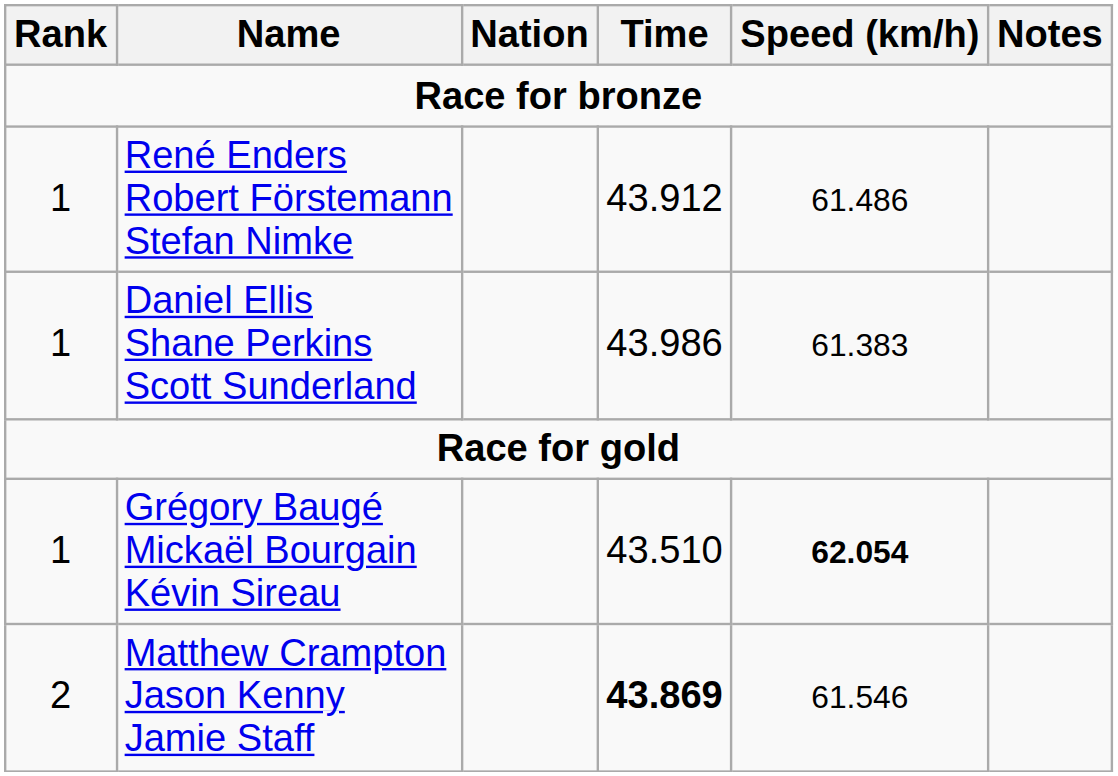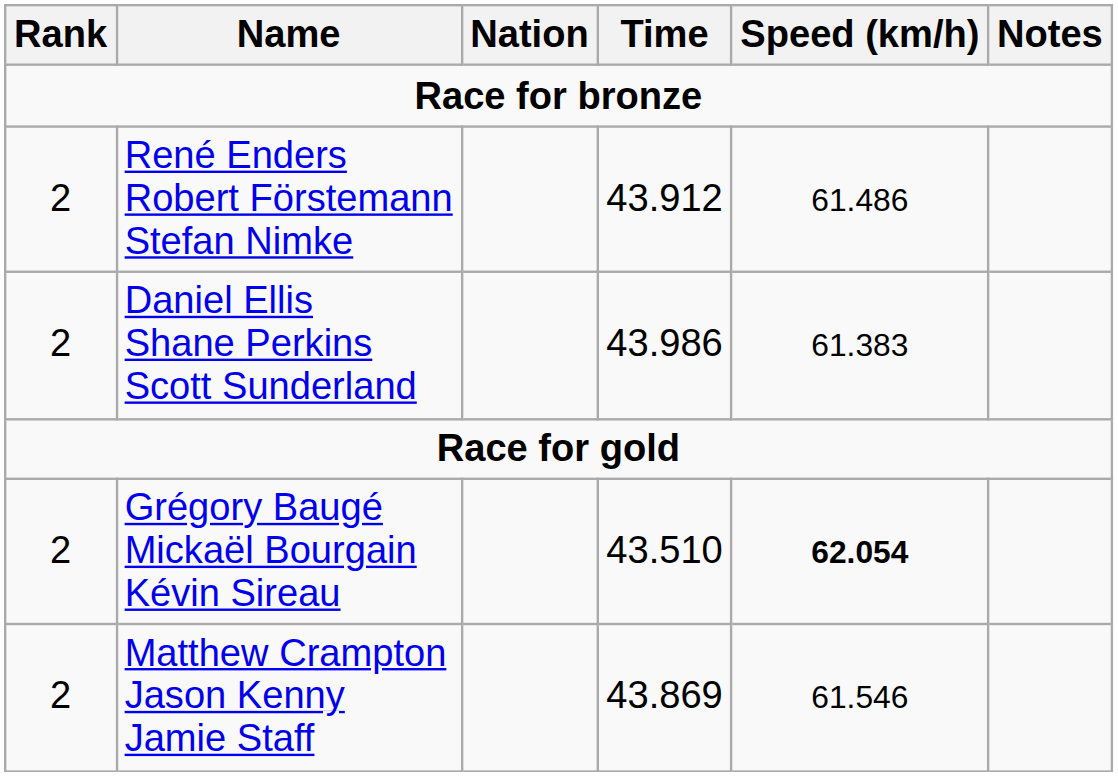(61, 198) 1 -> (61, 198) 2
(61, 344) 1 -> (61, 344) 2
(61, 550) 1 -> (61, 550) 2
(665, 696) bold -> (665, 696) normal
